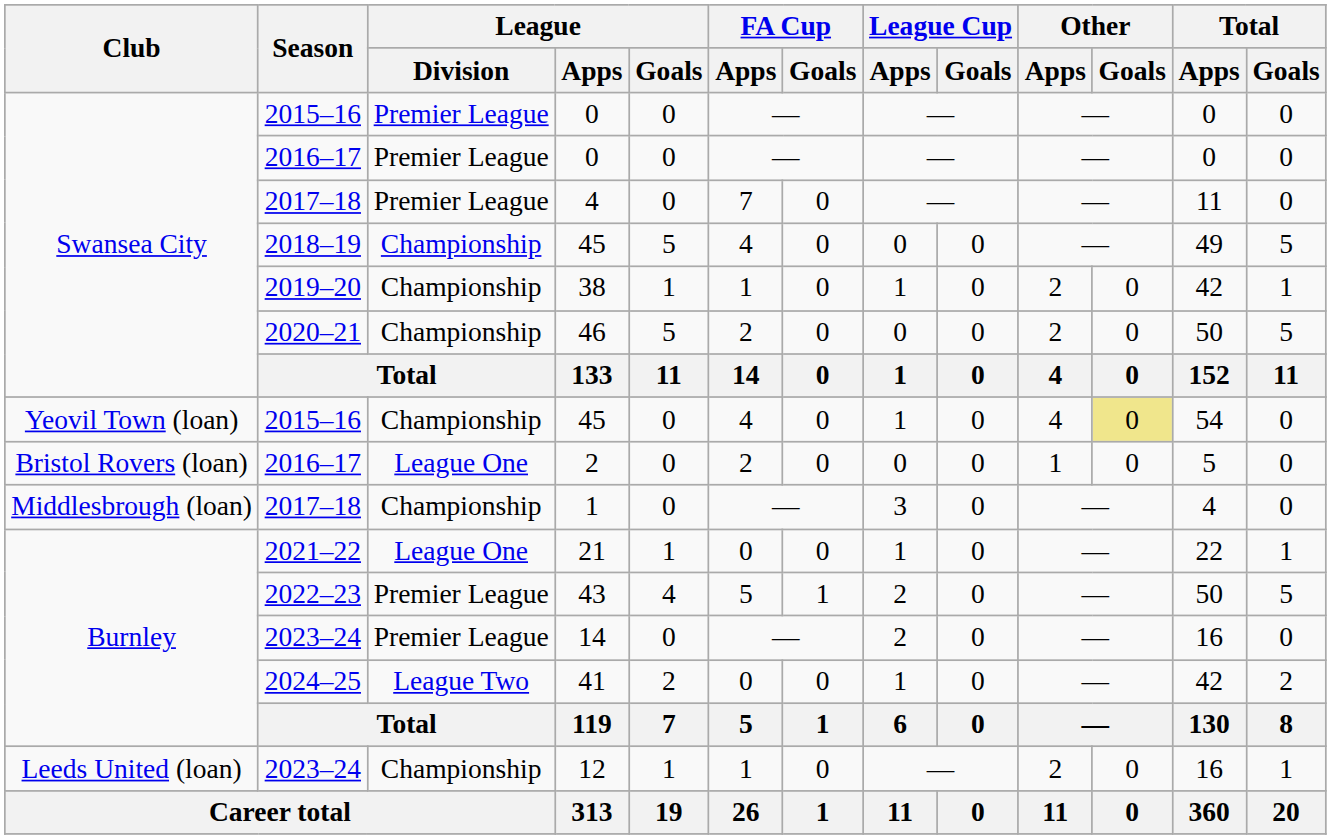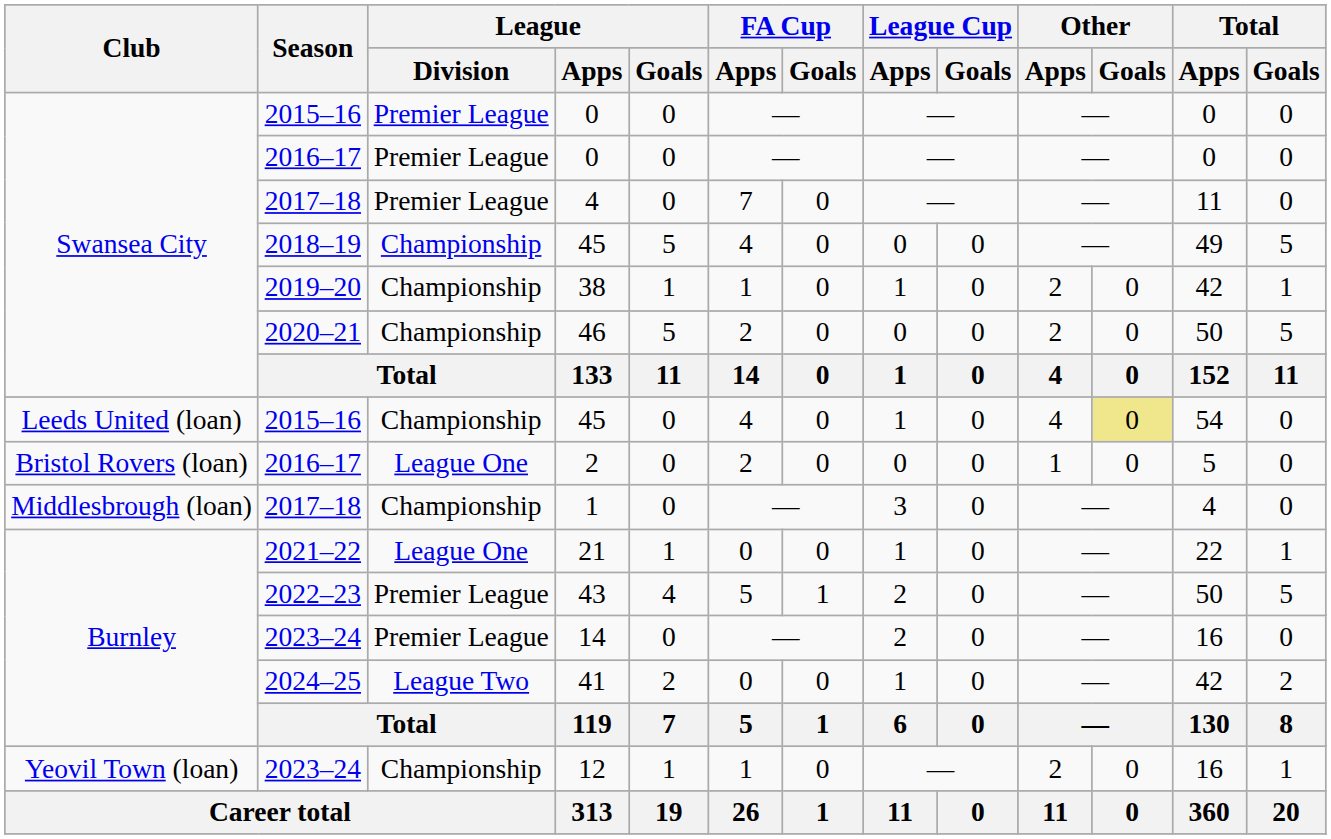(132, 419) Yeovil Town (loan) -> (132, 419) Leeds United (loan)
(132, 768) Leeds United (loan) -> (132, 768) Yeovil Town (loan)
